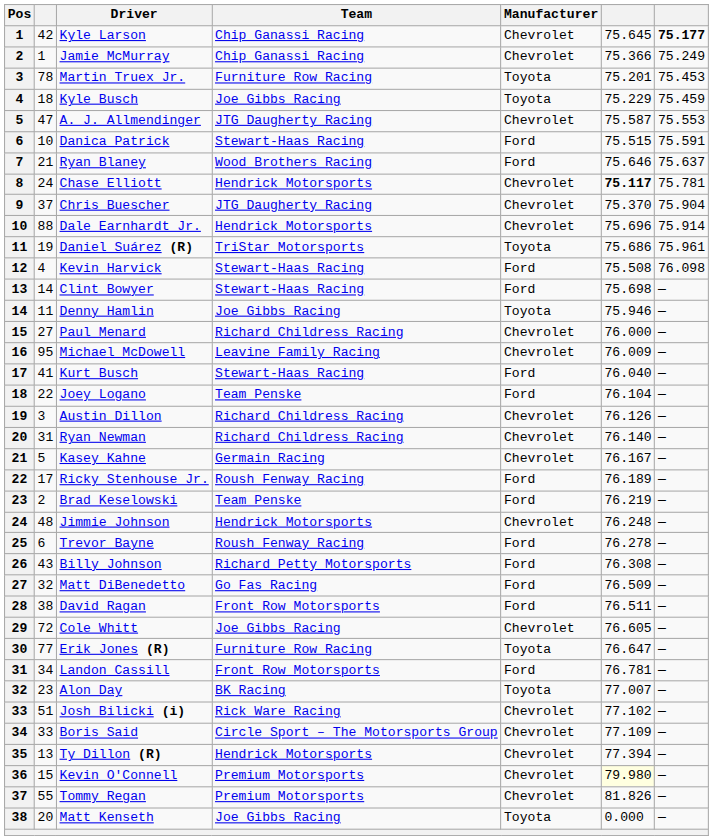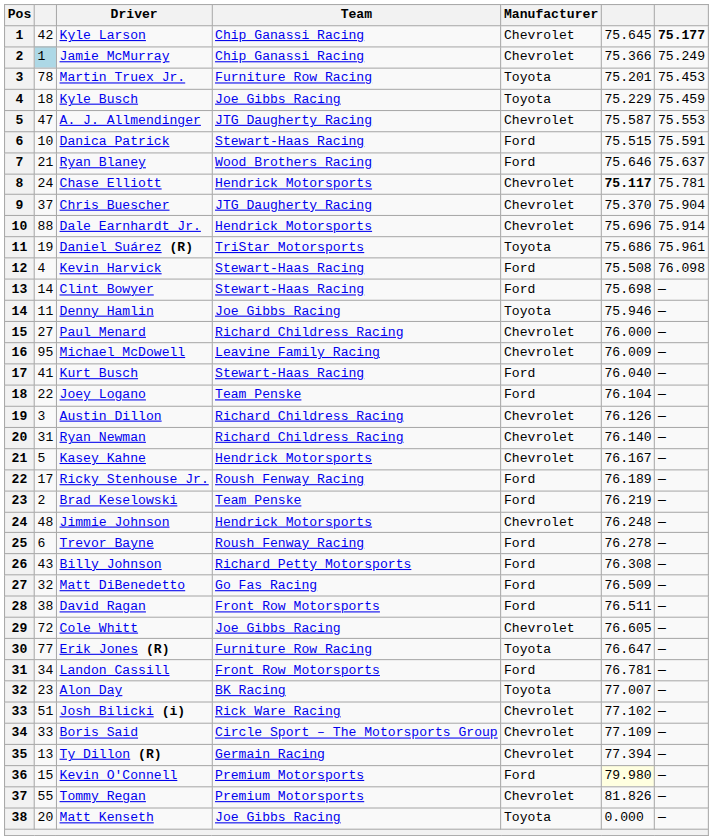(41, 58) no background -> (41, 58) lightblue background
(270, 459) Germain Racing -> (294, 459) Hendrick Motorsports
(294, 755) Hendrick Motorsports -> (270, 755) Germain Racing
(539, 776) Chevrolet -> (520, 776) Ford
